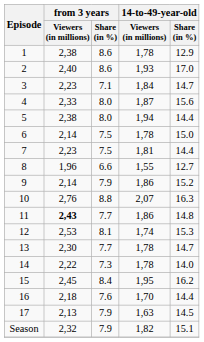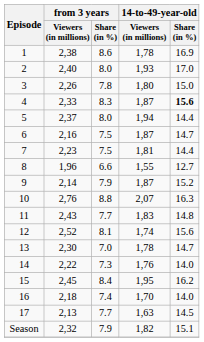(185, 53) 12.9 -> (185, 53) 16.9
(105, 69) 8.6 -> (105, 69) 8.0
(68, 85) 2,23 -> (68, 85) 2,26
(105, 85) 7.1 -> (105, 85) 7.8
(145, 85) 1,84 -> (145, 85) 1,80
(185, 85) 14.7 -> (185, 85) 15.0
(105, 102) 8.0 -> (105, 102) 8.3
(185, 102) normal -> (185, 102) bold
(68, 118) 2,38 -> (68, 118) 2,37
(68, 134) 2,14 -> (68, 134) 2,16
(145, 134) 1,78 -> (145, 134) 1,87
(185, 134) 15.0 -> (185, 134) 14.7
(145, 183) 1,86 -> (145, 183) 1,87
(68, 215) bold -> (68, 215) normal
(145, 215) 1,86 -> (145, 215) 1,83
(68, 232) 2,53 -> (68, 232) 2,52
(185, 232) 15.3 -> (185, 232) 15.6
(105, 248) 7.7 -> (105, 248) 7.0
(145, 264) 1,78 -> (145, 264) 1,76
(105, 296) 7.6 -> (105, 296) 7.4
(185, 296) 14.4 -> (185, 296) 14.0
(105, 313) 7.9 -> (105, 313) 7.7
